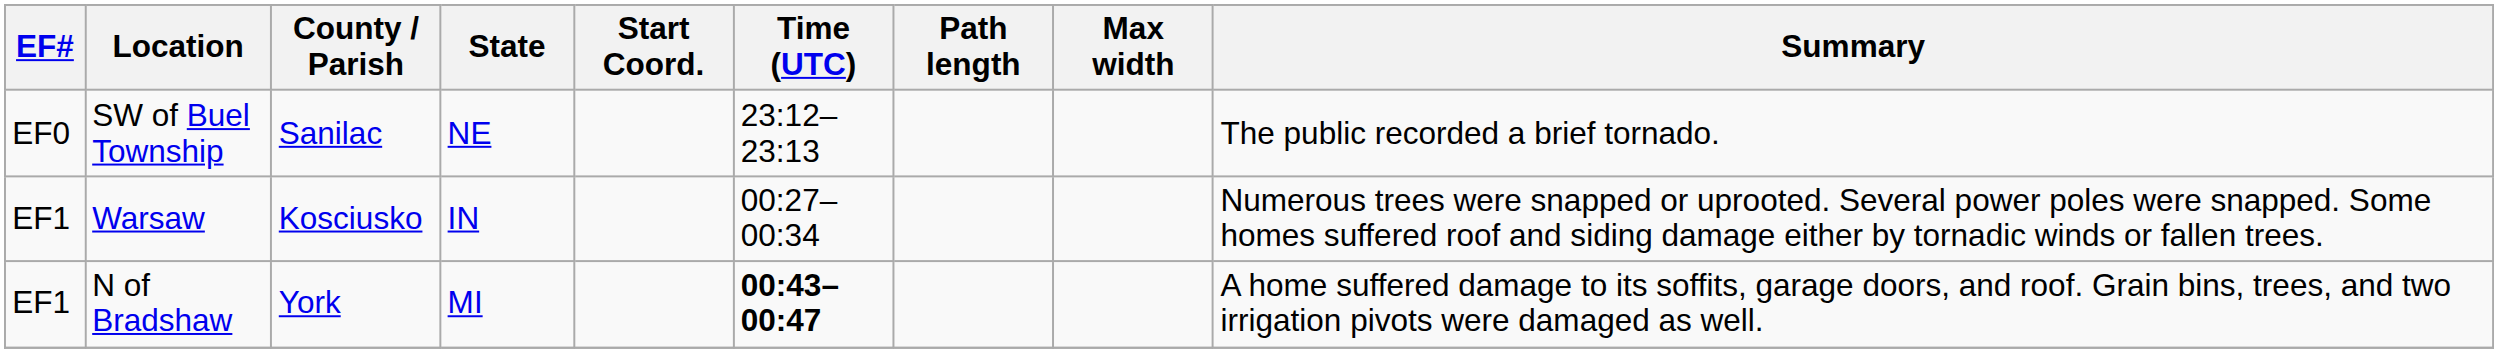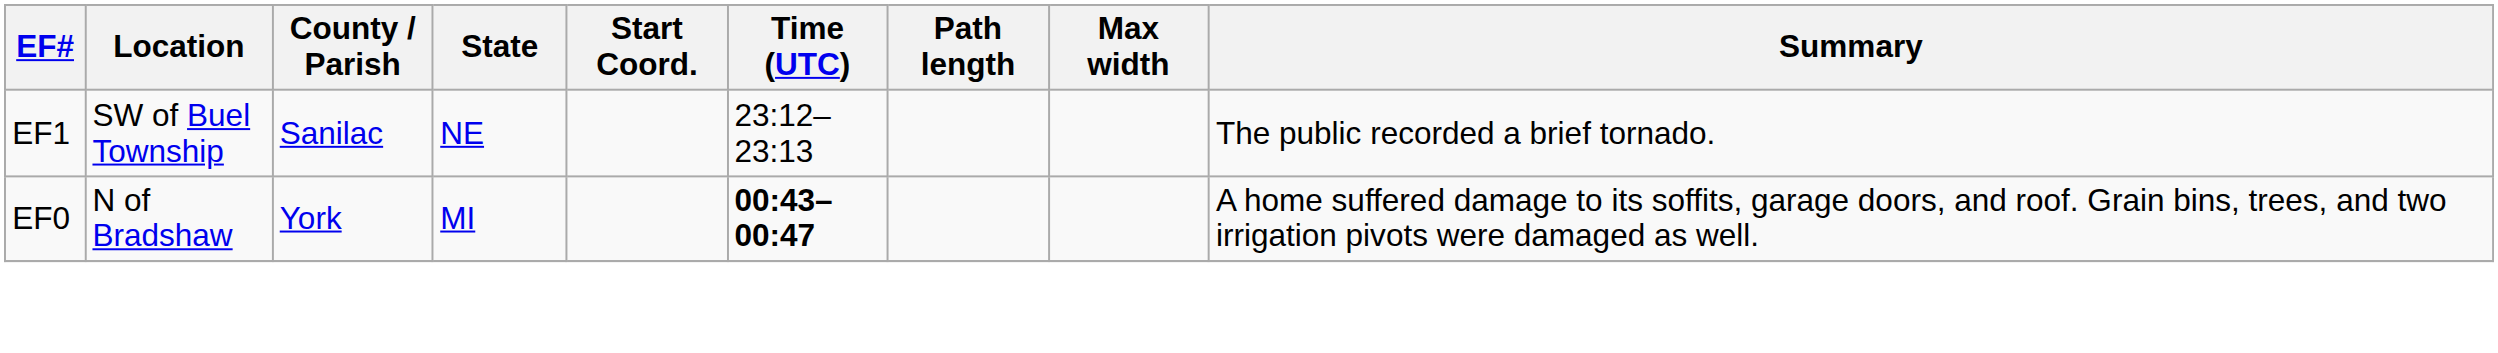(41, 132) EF0 -> (41, 132) EF1
- row: (149, 218)
(41, 303) EF1 -> (41, 218) EF0
